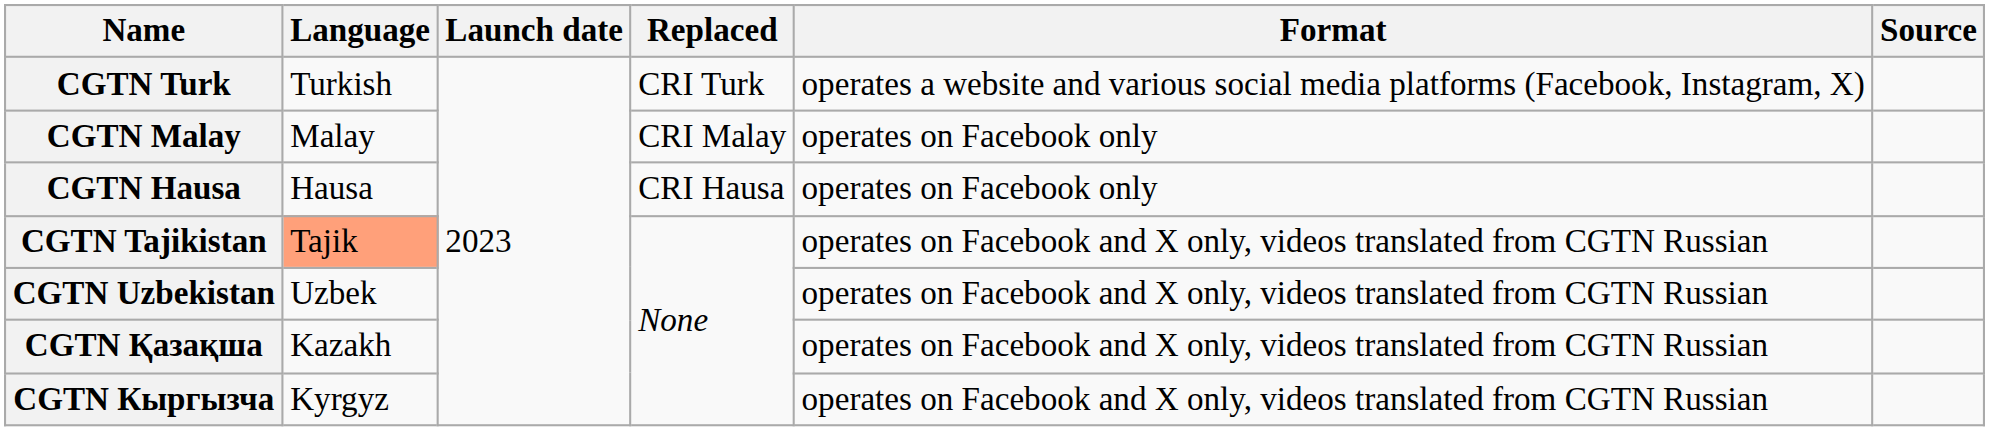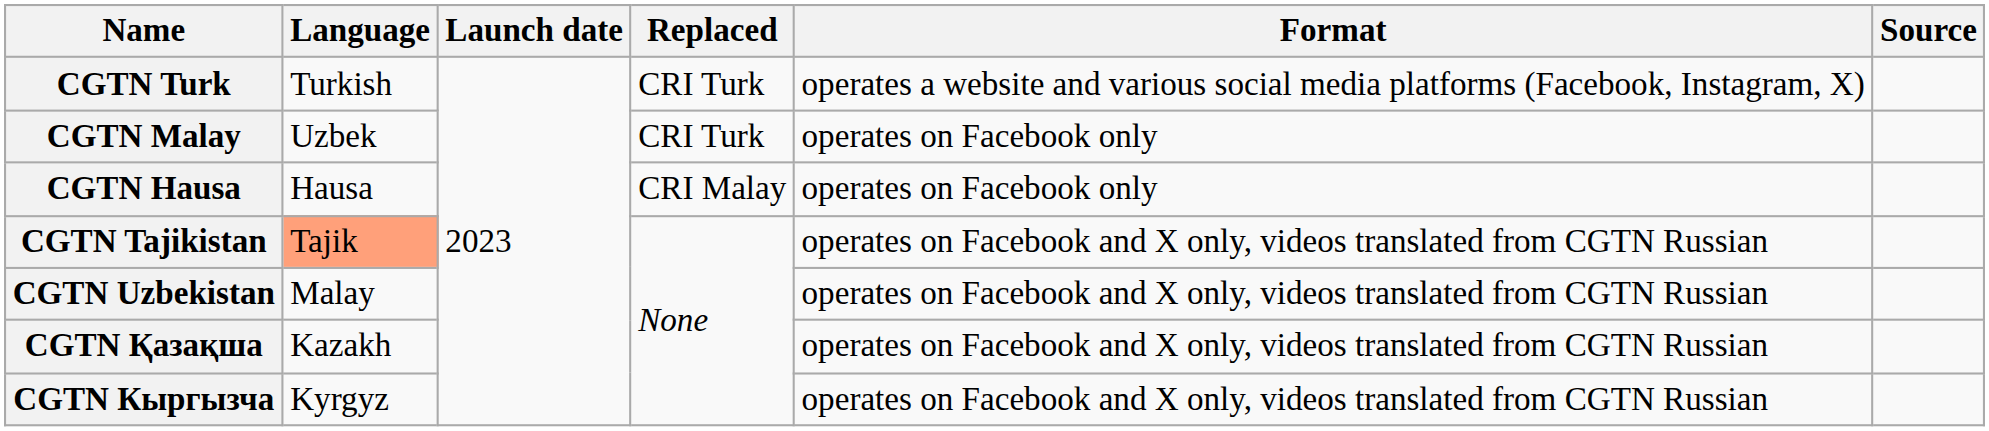(332, 135) Malay -> (333, 135) Uzbek
(712, 135) CRI Malay -> (701, 135) CRI Turk
(711, 188) CRI Hausa -> (712, 188) CRI Malay
(333, 293) Uzbek -> (332, 293) Malay
